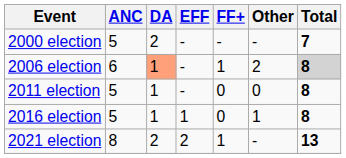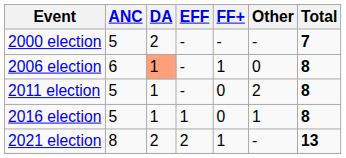(256, 66) 2 -> (256, 66) 0
(305, 66) lightgrey background -> (305, 66) no background
(256, 91) 0 -> (256, 91) 2
